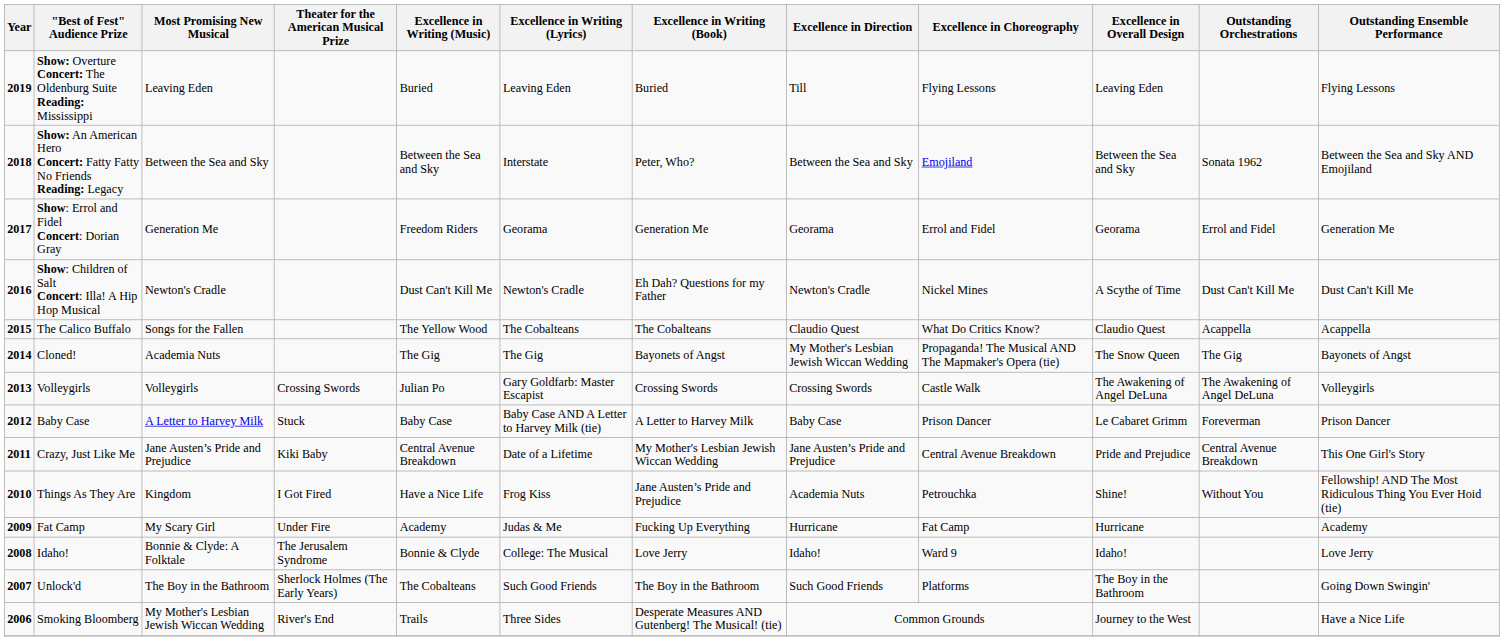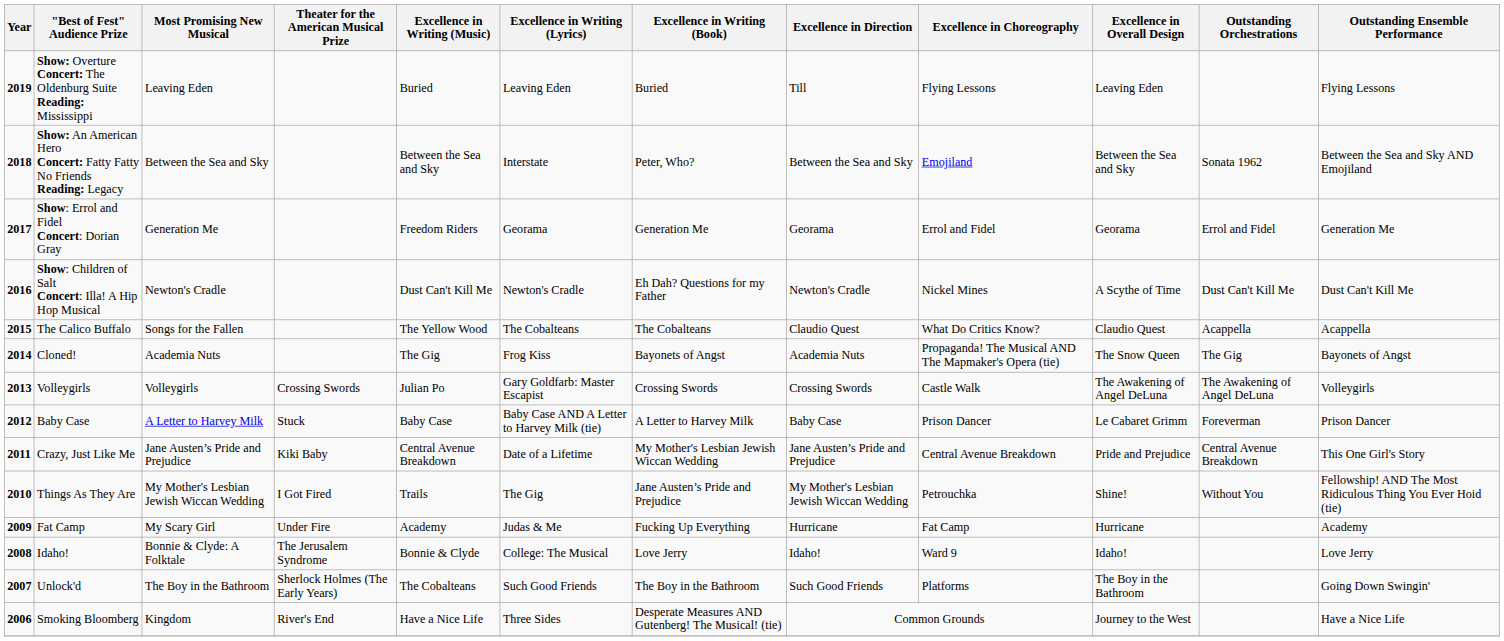(523, 355) The Gig -> (527, 355) Frog Kiss
(849, 355) My Mother's Lesbian Jewish Wiccan Wedding -> (827, 355) Academia Nuts
(168, 494) Kingdom -> (204, 494) My Mother's Lesbian Jewish Wiccan Wedding
(441, 494) Have a Nice Life -> (414, 494) Trails
(527, 494) Frog Kiss -> (523, 494) The Gig
(827, 494) Academia Nuts -> (849, 494) My Mother's Lesbian Jewish Wiccan Wedding
(204, 619) My Mother's Lesbian Jewish Wiccan Wedding -> (168, 619) Kingdom
(414, 619) Trails -> (441, 619) Have a Nice Life
